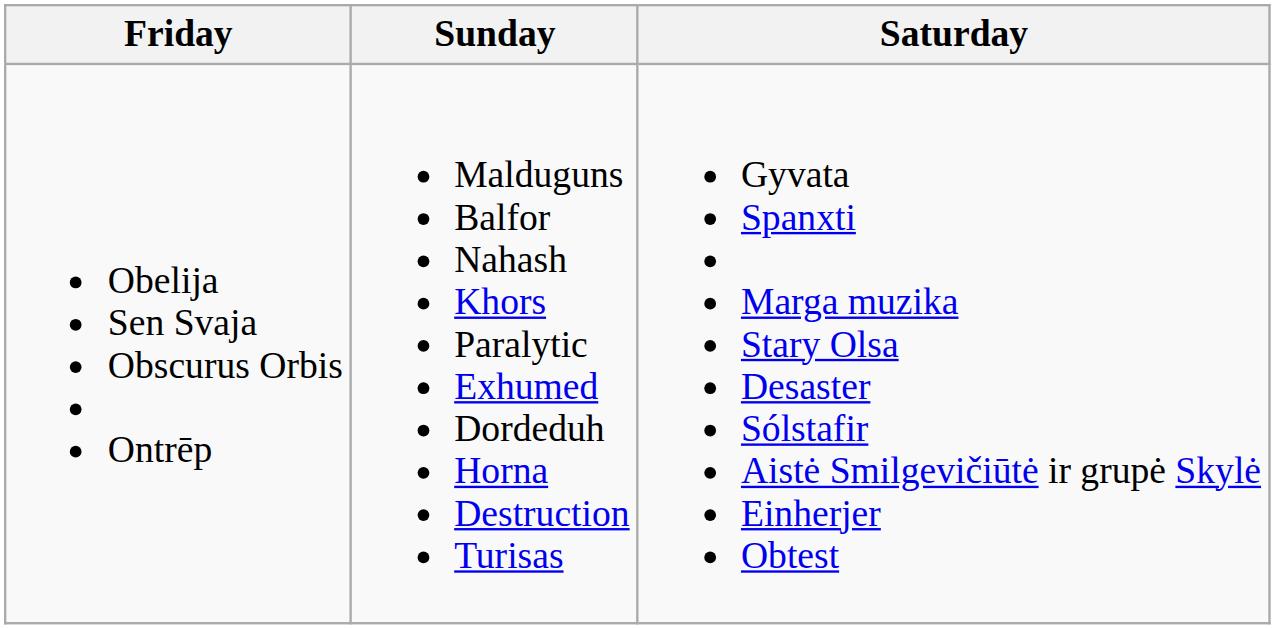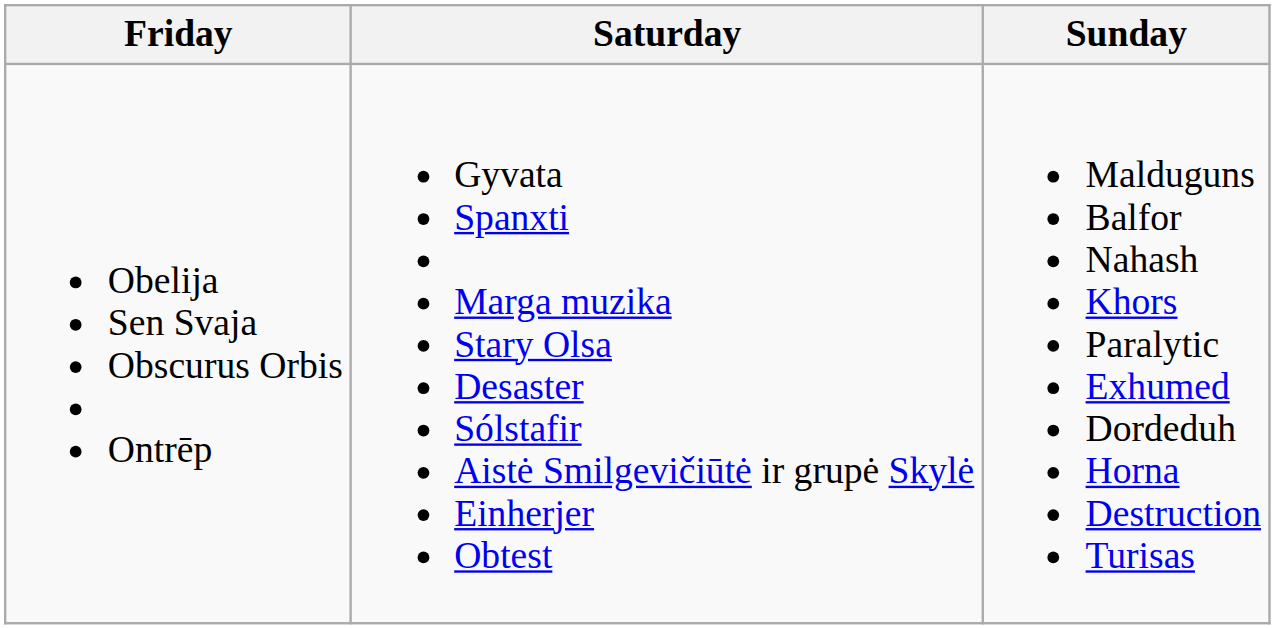columns swapped: (954, 34) <-> (495, 34)
